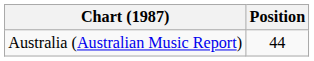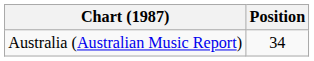(277, 42) 44 -> (277, 42) 34
